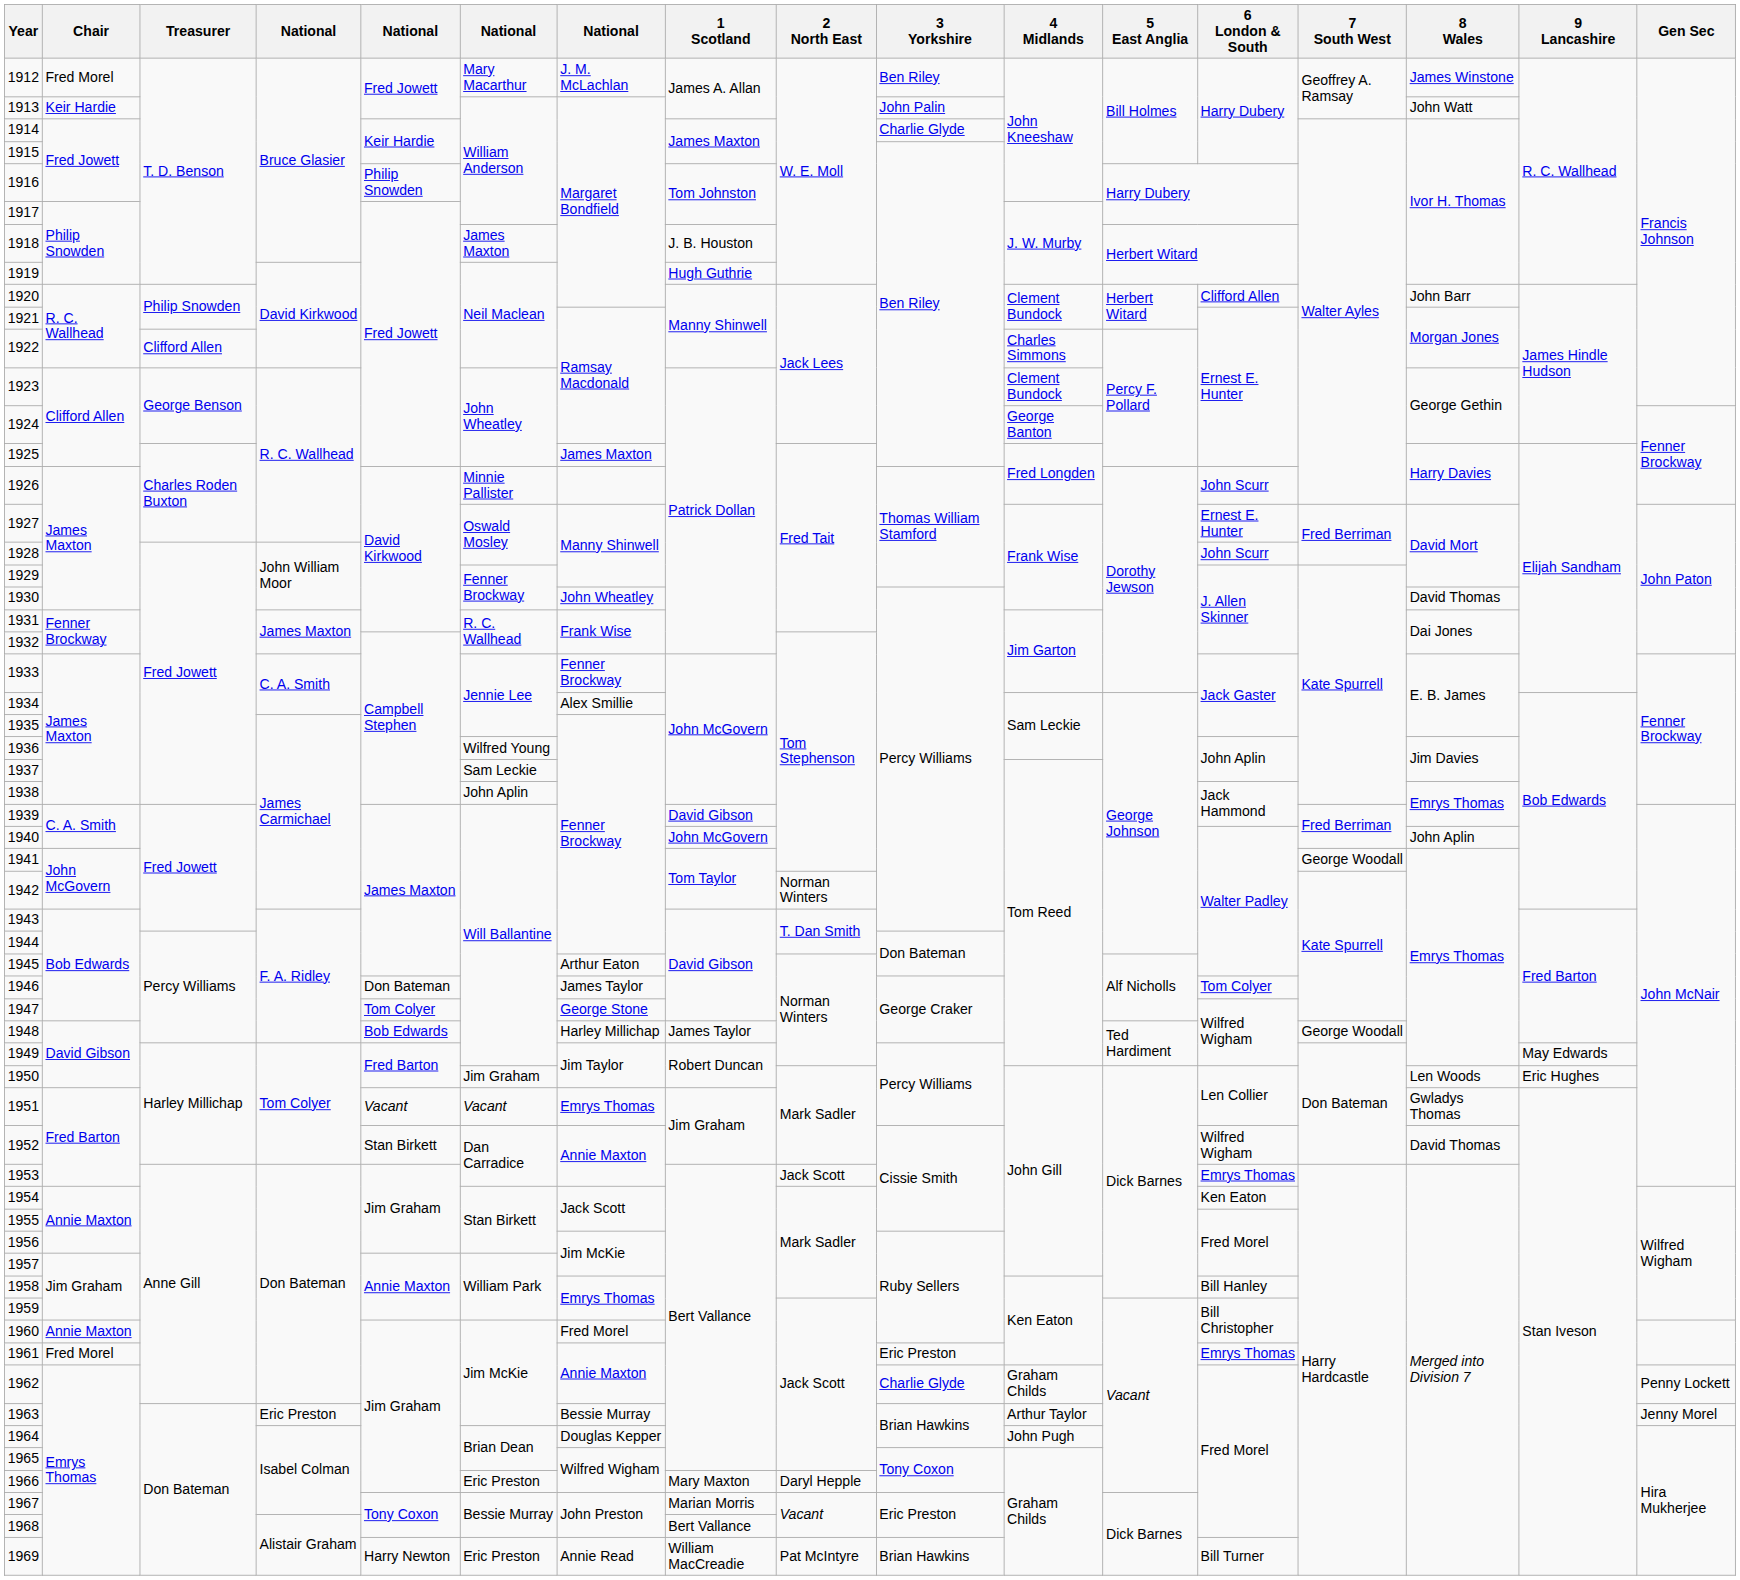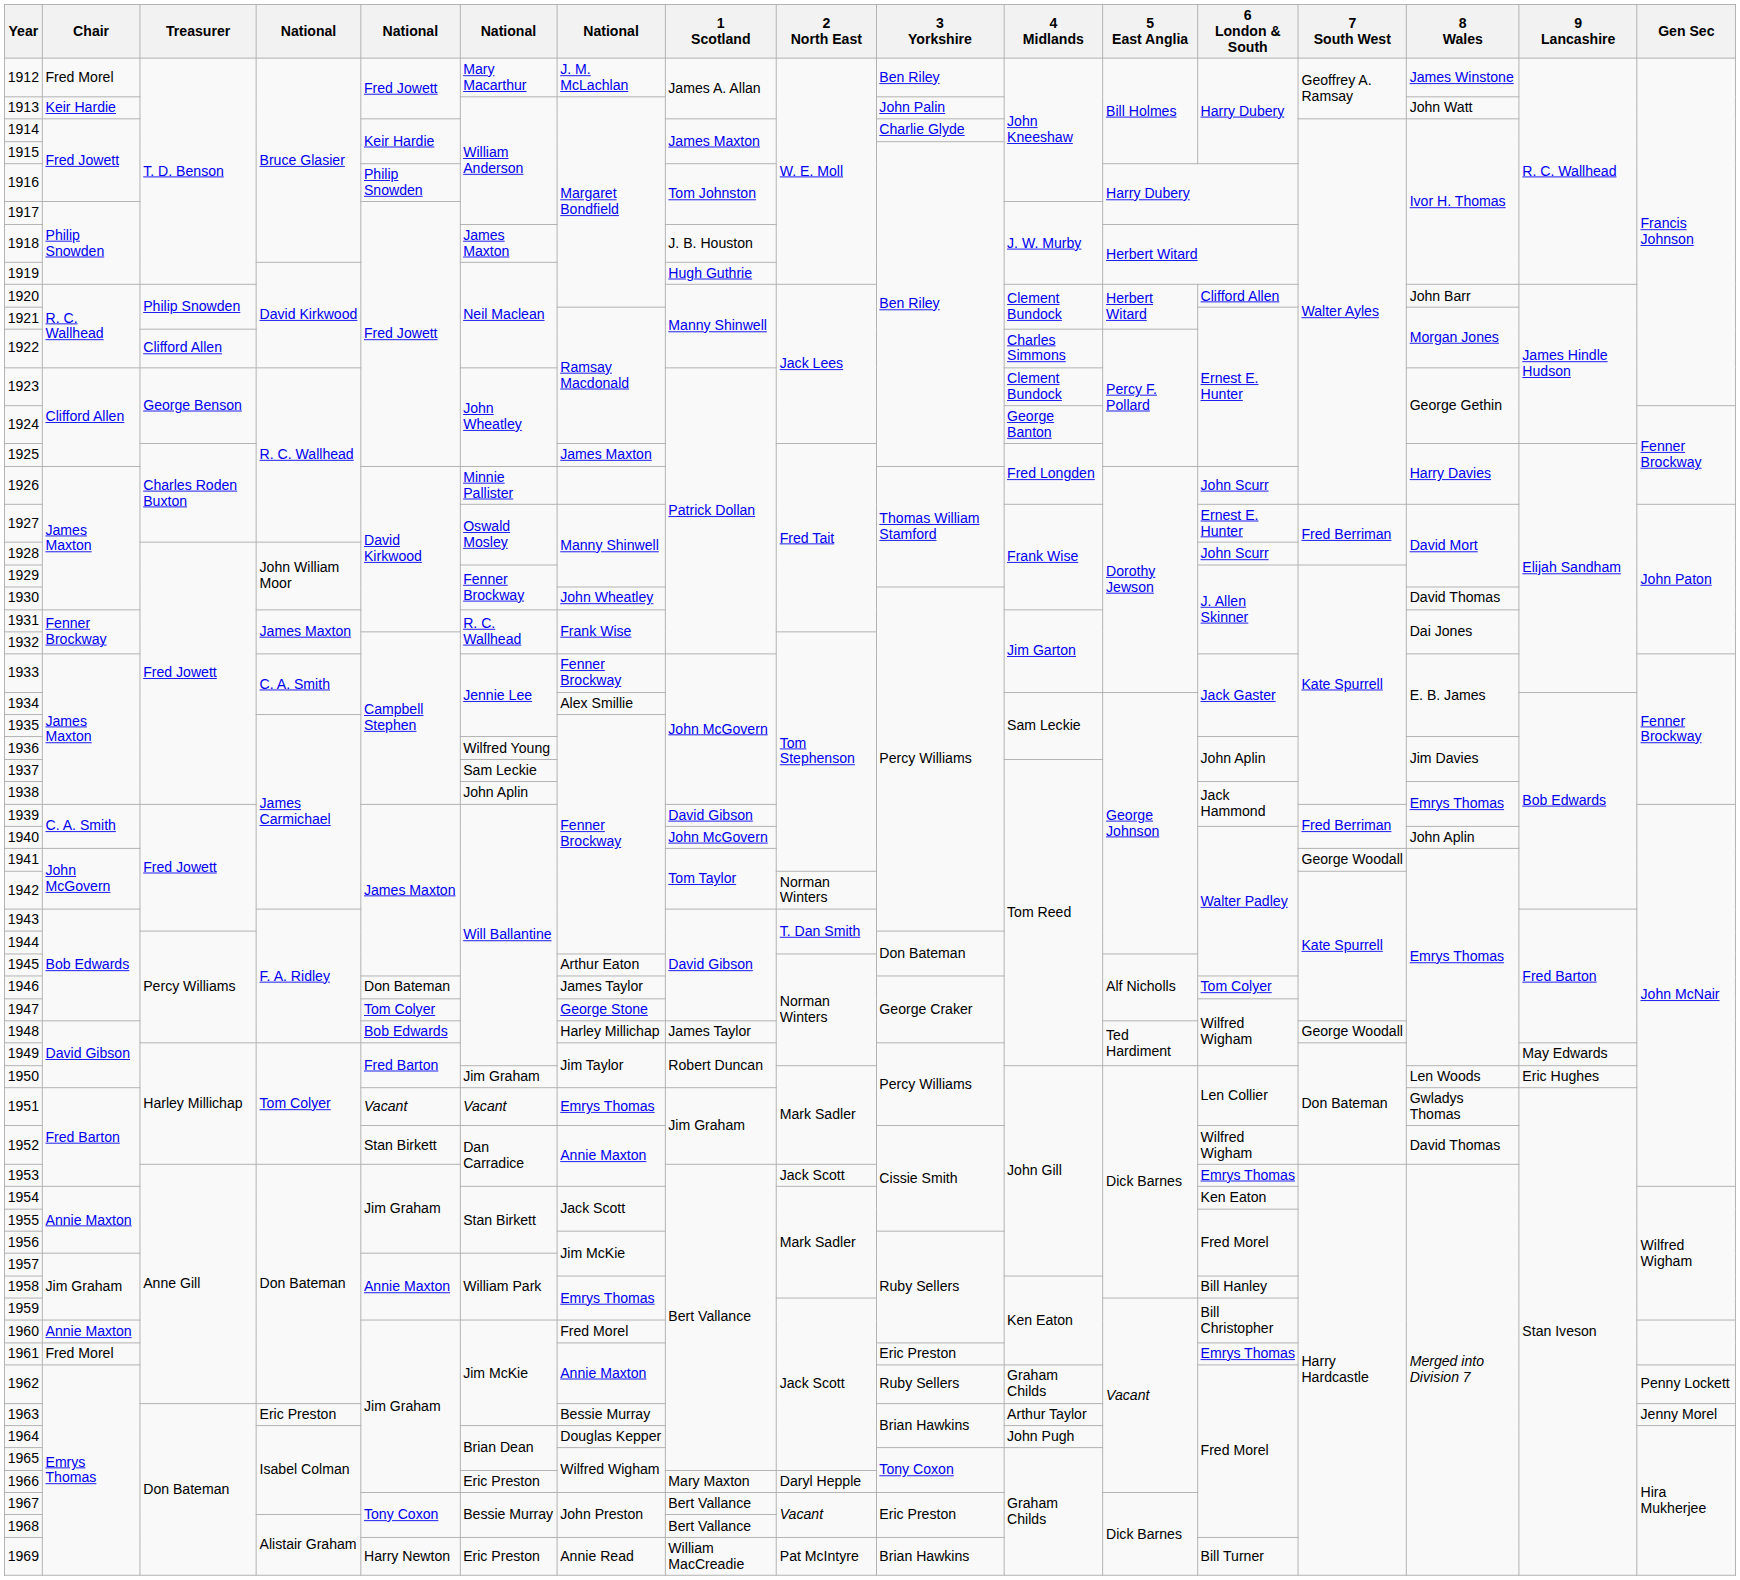(922, 1384) Charlie Glyde -> (919, 1384) Ruby Sellers
(711, 1503) Marian Morris -> (710, 1503) Bert Vallance
